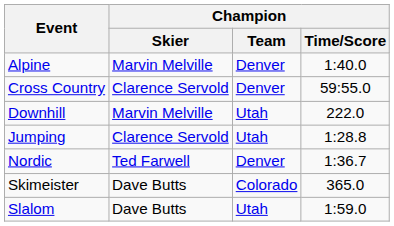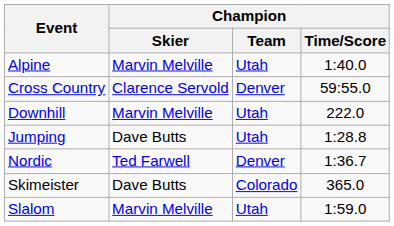(260, 64) Denver -> (252, 64) Utah
(170, 137) Clarence Servold -> (149, 137) Dave Butts
(149, 209) Dave Butts -> (162, 209) Marvin Melville
